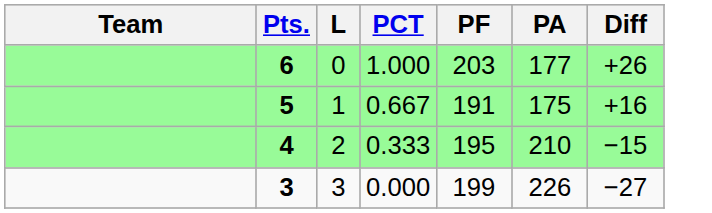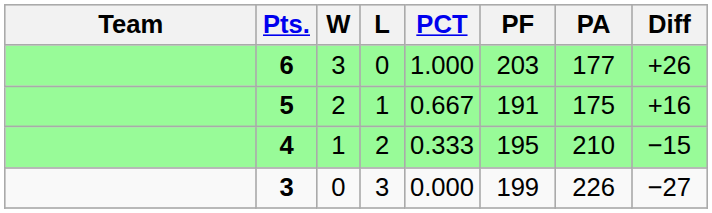+ column: (338, 24)
